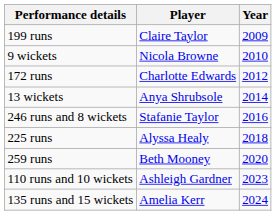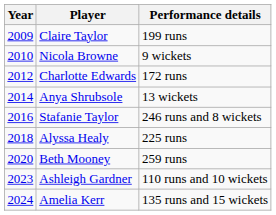columns swapped: (255, 14) <-> (70, 14)
